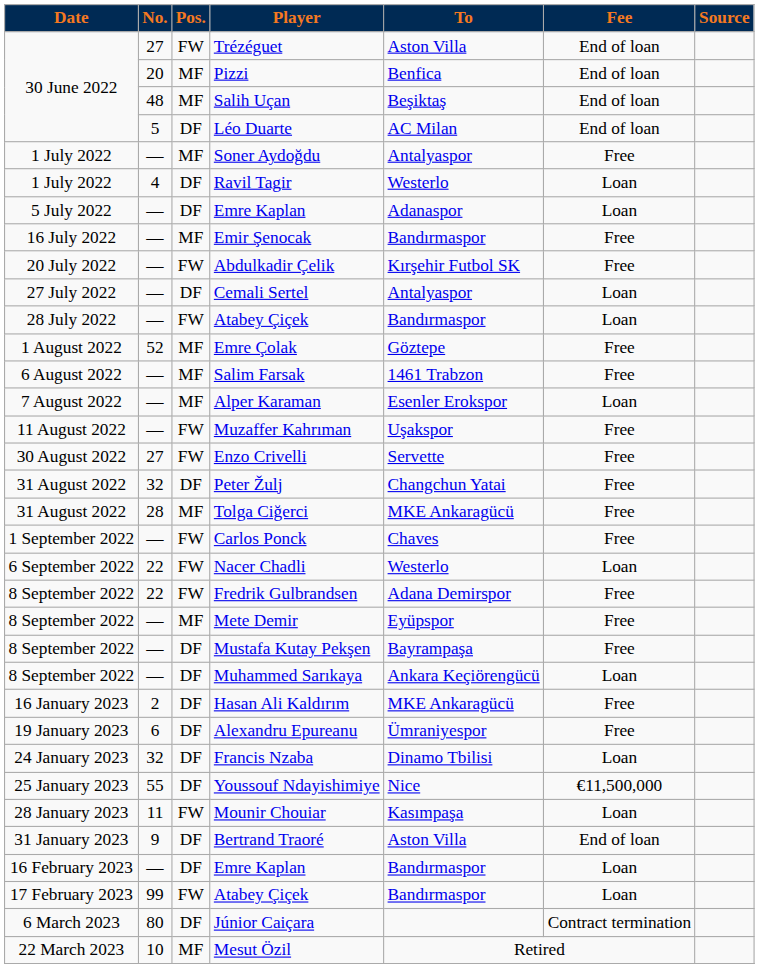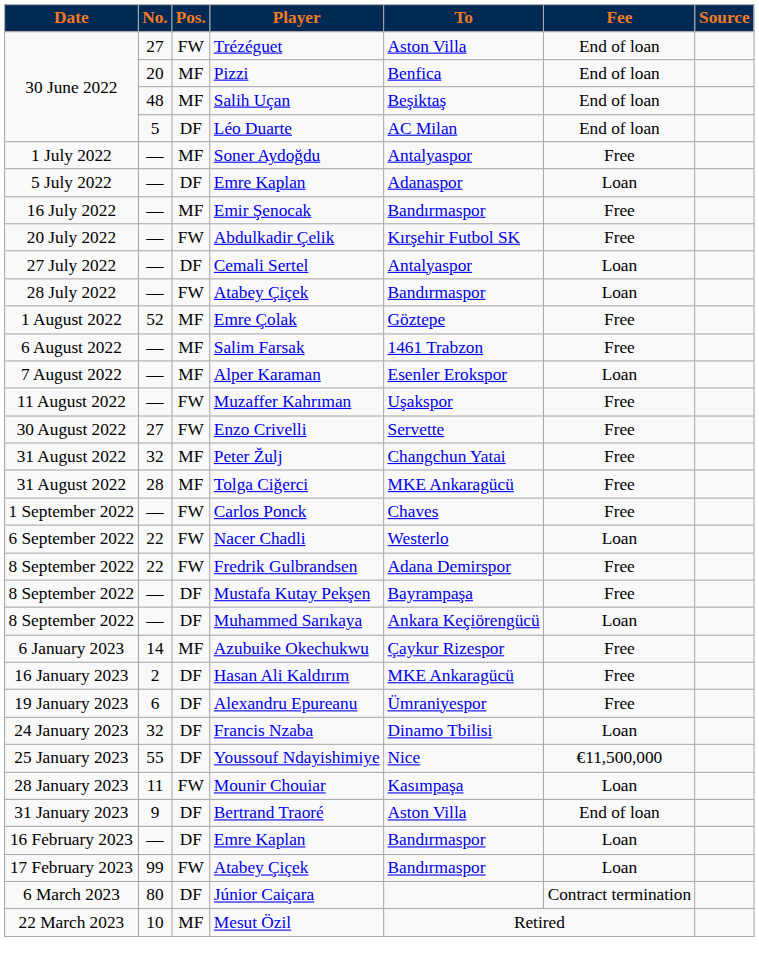- row: (71, 182)
(191, 484) DF -> (191, 456) MF
- row: (71, 621)
+ row: (71, 648)
